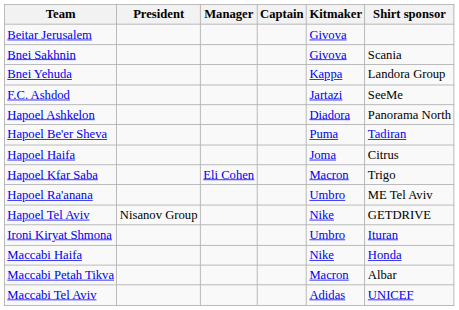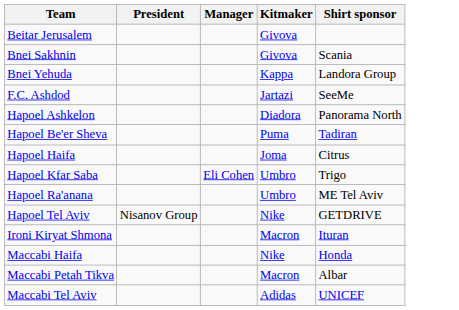- column: (282, 14)
(329, 174) Macron -> (278, 174) Umbro
(327, 235) Umbro -> (280, 235) Macron
